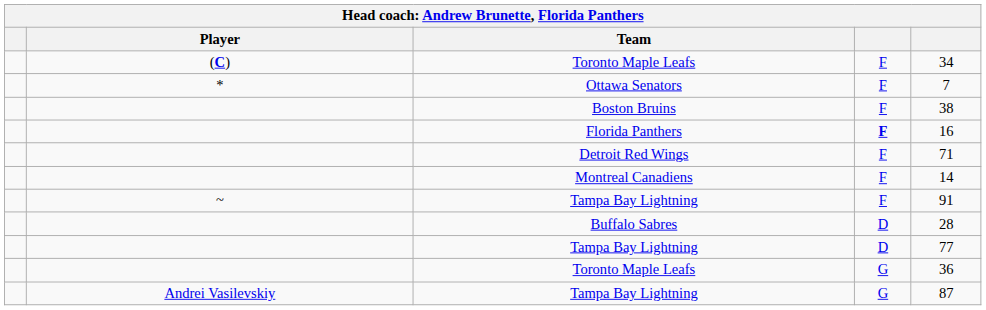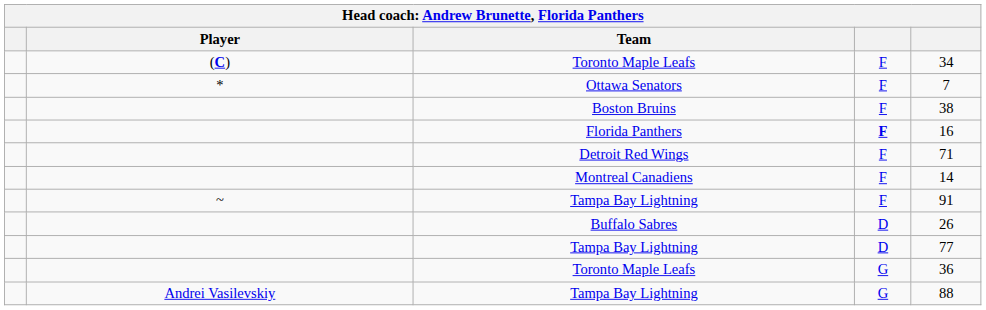(946, 223) 28 -> (946, 223) 26
(946, 293) 87 -> (946, 293) 88
